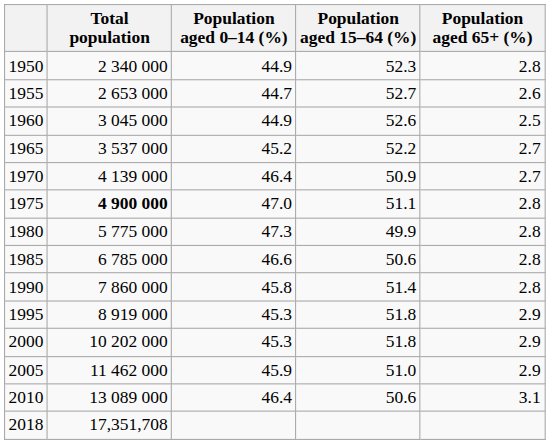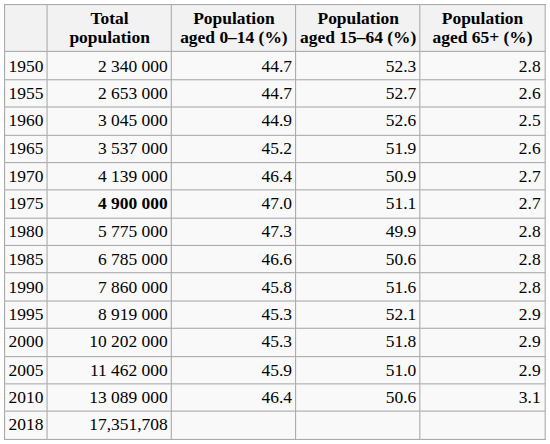(277, 65) 44.9 -> (277, 65) 44.7
(401, 148) 52.2 -> (401, 148) 51.9
(530, 148) 2.7 -> (530, 148) 2.6
(530, 203) 2.8 -> (530, 203) 2.7
(401, 286) 51.4 -> (401, 286) 51.6
(401, 314) 51.8 -> (401, 314) 52.1
